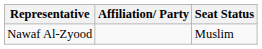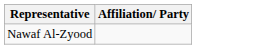- column: (224, 14)
